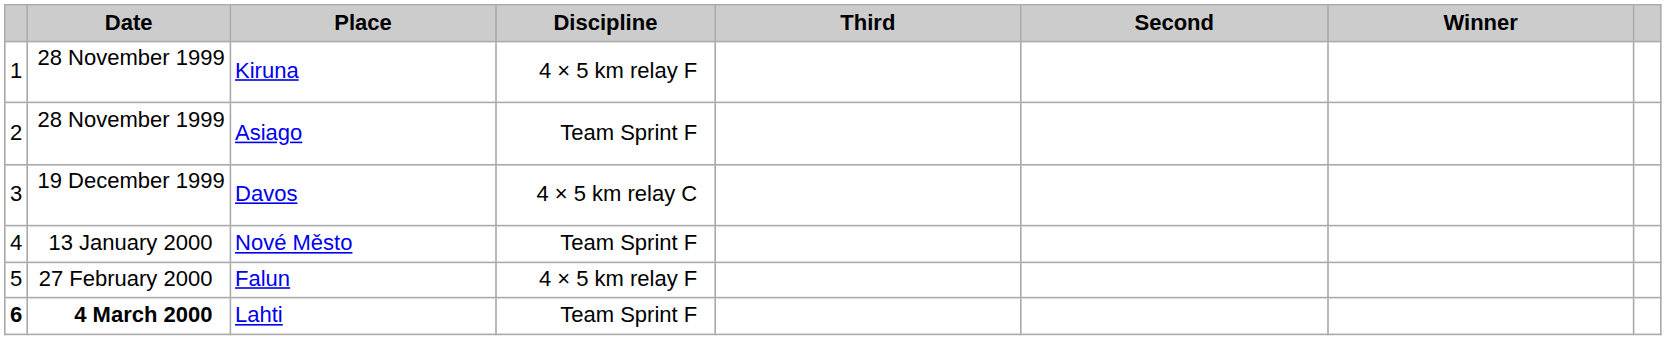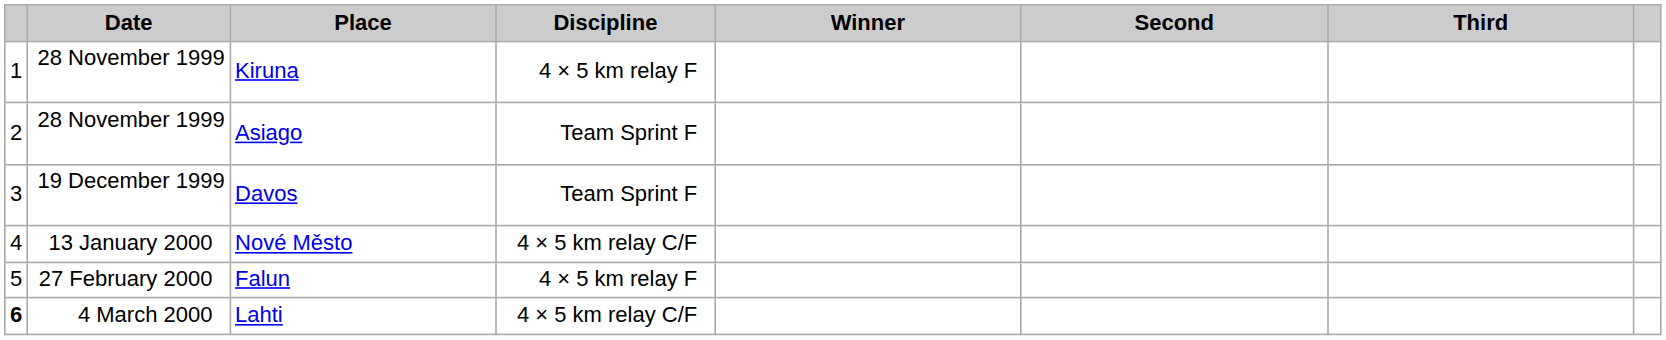columns swapped: (1481, 22) <-> (868, 22)
(623, 194) 4 × 5 km relay C -> (635, 194) Team Sprint F
(635, 243) Team Sprint F -> (613, 243) 4 × 5 km relay C/F
(149, 315) bold -> (151, 315) normal
(635, 315) Team Sprint F -> (613, 315) 4 × 5 km relay C/F
